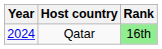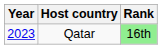(21, 34) 2024 -> (21, 34) 2023
